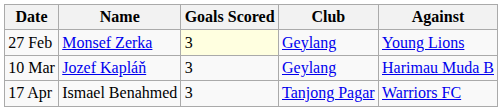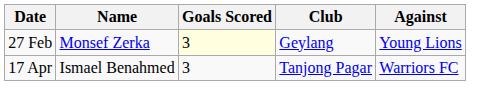- row: (32, 67)
